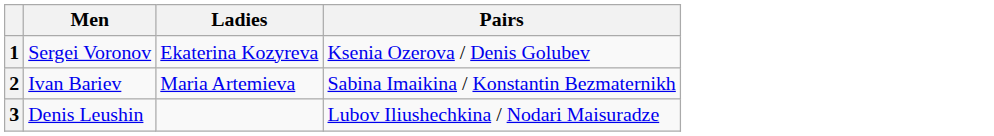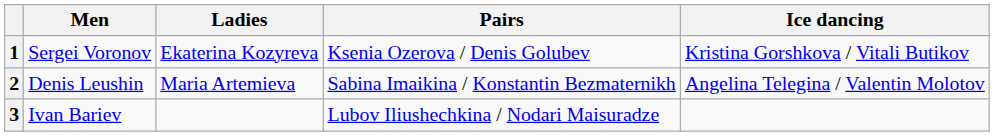+ column: (835, 20)
(75, 83) Ivan Bariev -> (86, 83) Denis Leushin
(86, 114) Denis Leushin -> (75, 114) Ivan Bariev
